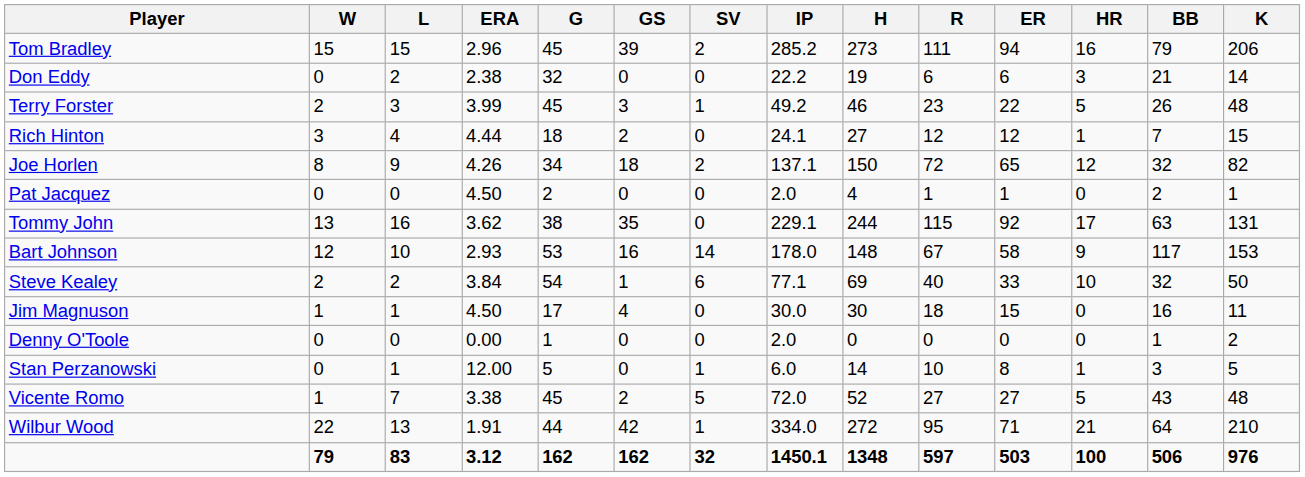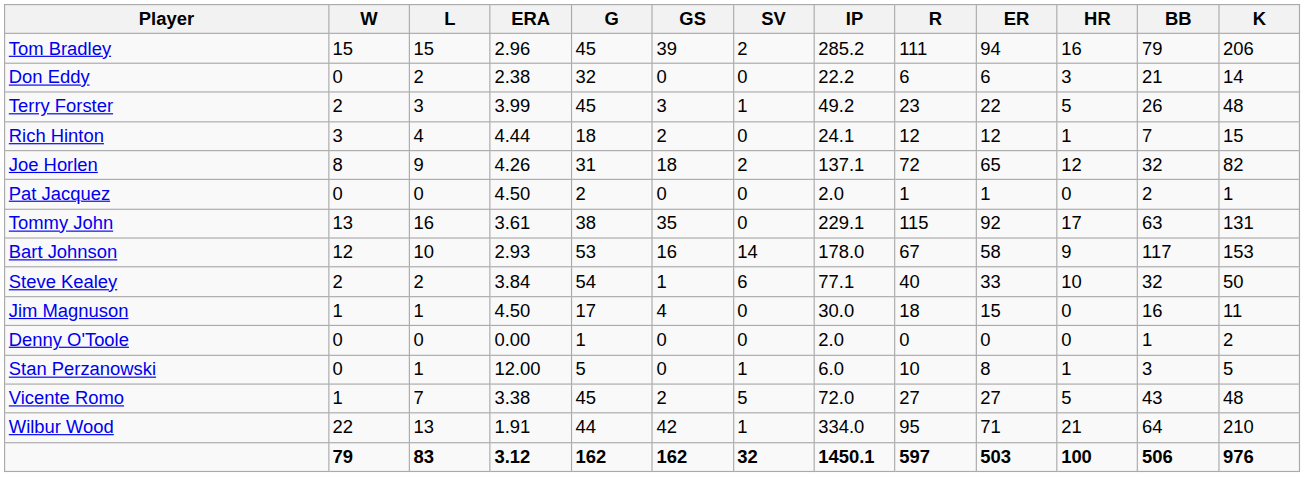- column: (881, 19)
(552, 164) 34 -> (586, 164) 31
(484, 223) 3.62 -> (512, 223) 3.61
